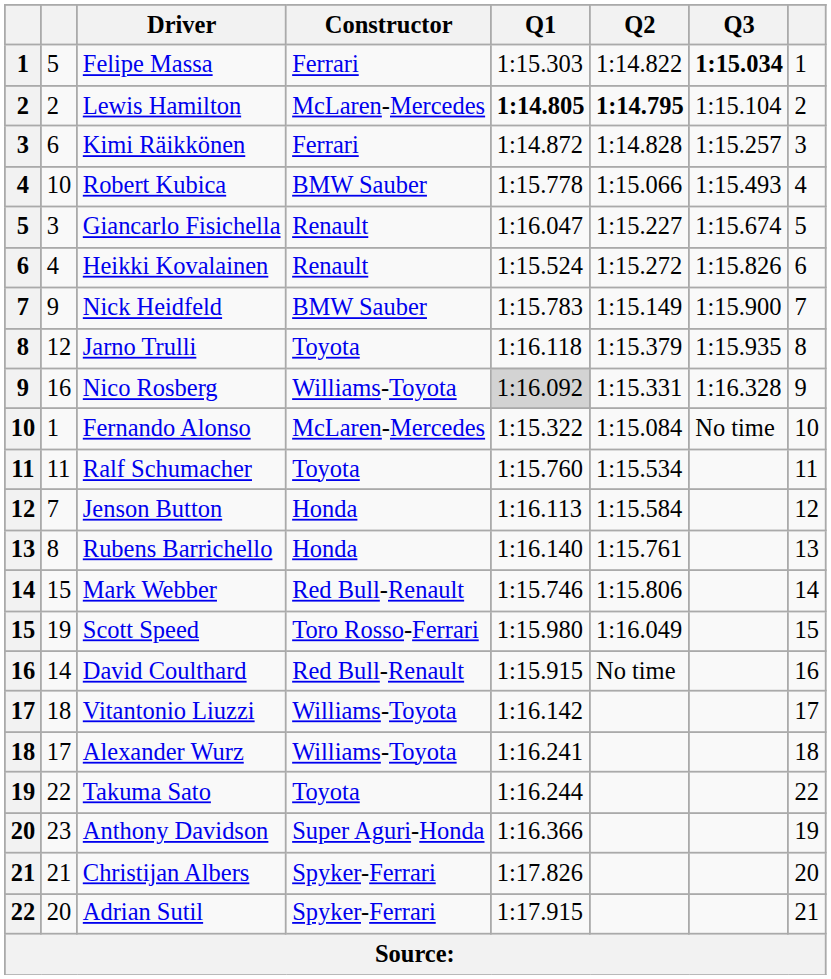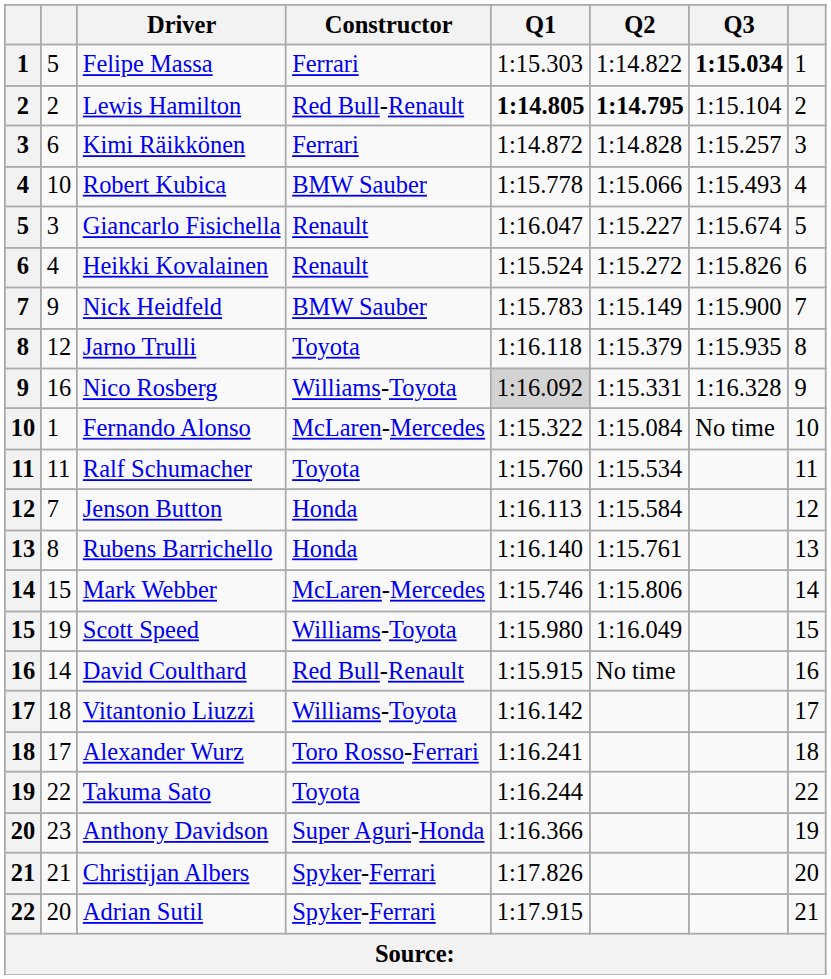(389, 105) McLaren-Mercedes -> (378, 105) Red Bull-Renault
(378, 589) Red Bull-Renault -> (389, 589) McLaren-Mercedes
(385, 630) Toro Rosso-Ferrari -> (374, 630) Williams-Toyota
(374, 751) Williams-Toyota -> (385, 751) Toro Rosso-Ferrari
